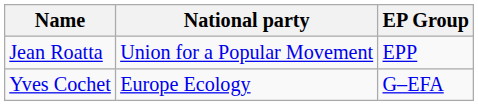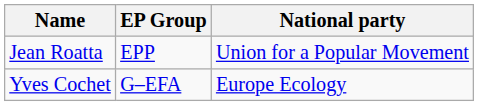columns swapped: (247, 20) <-> (426, 20)
